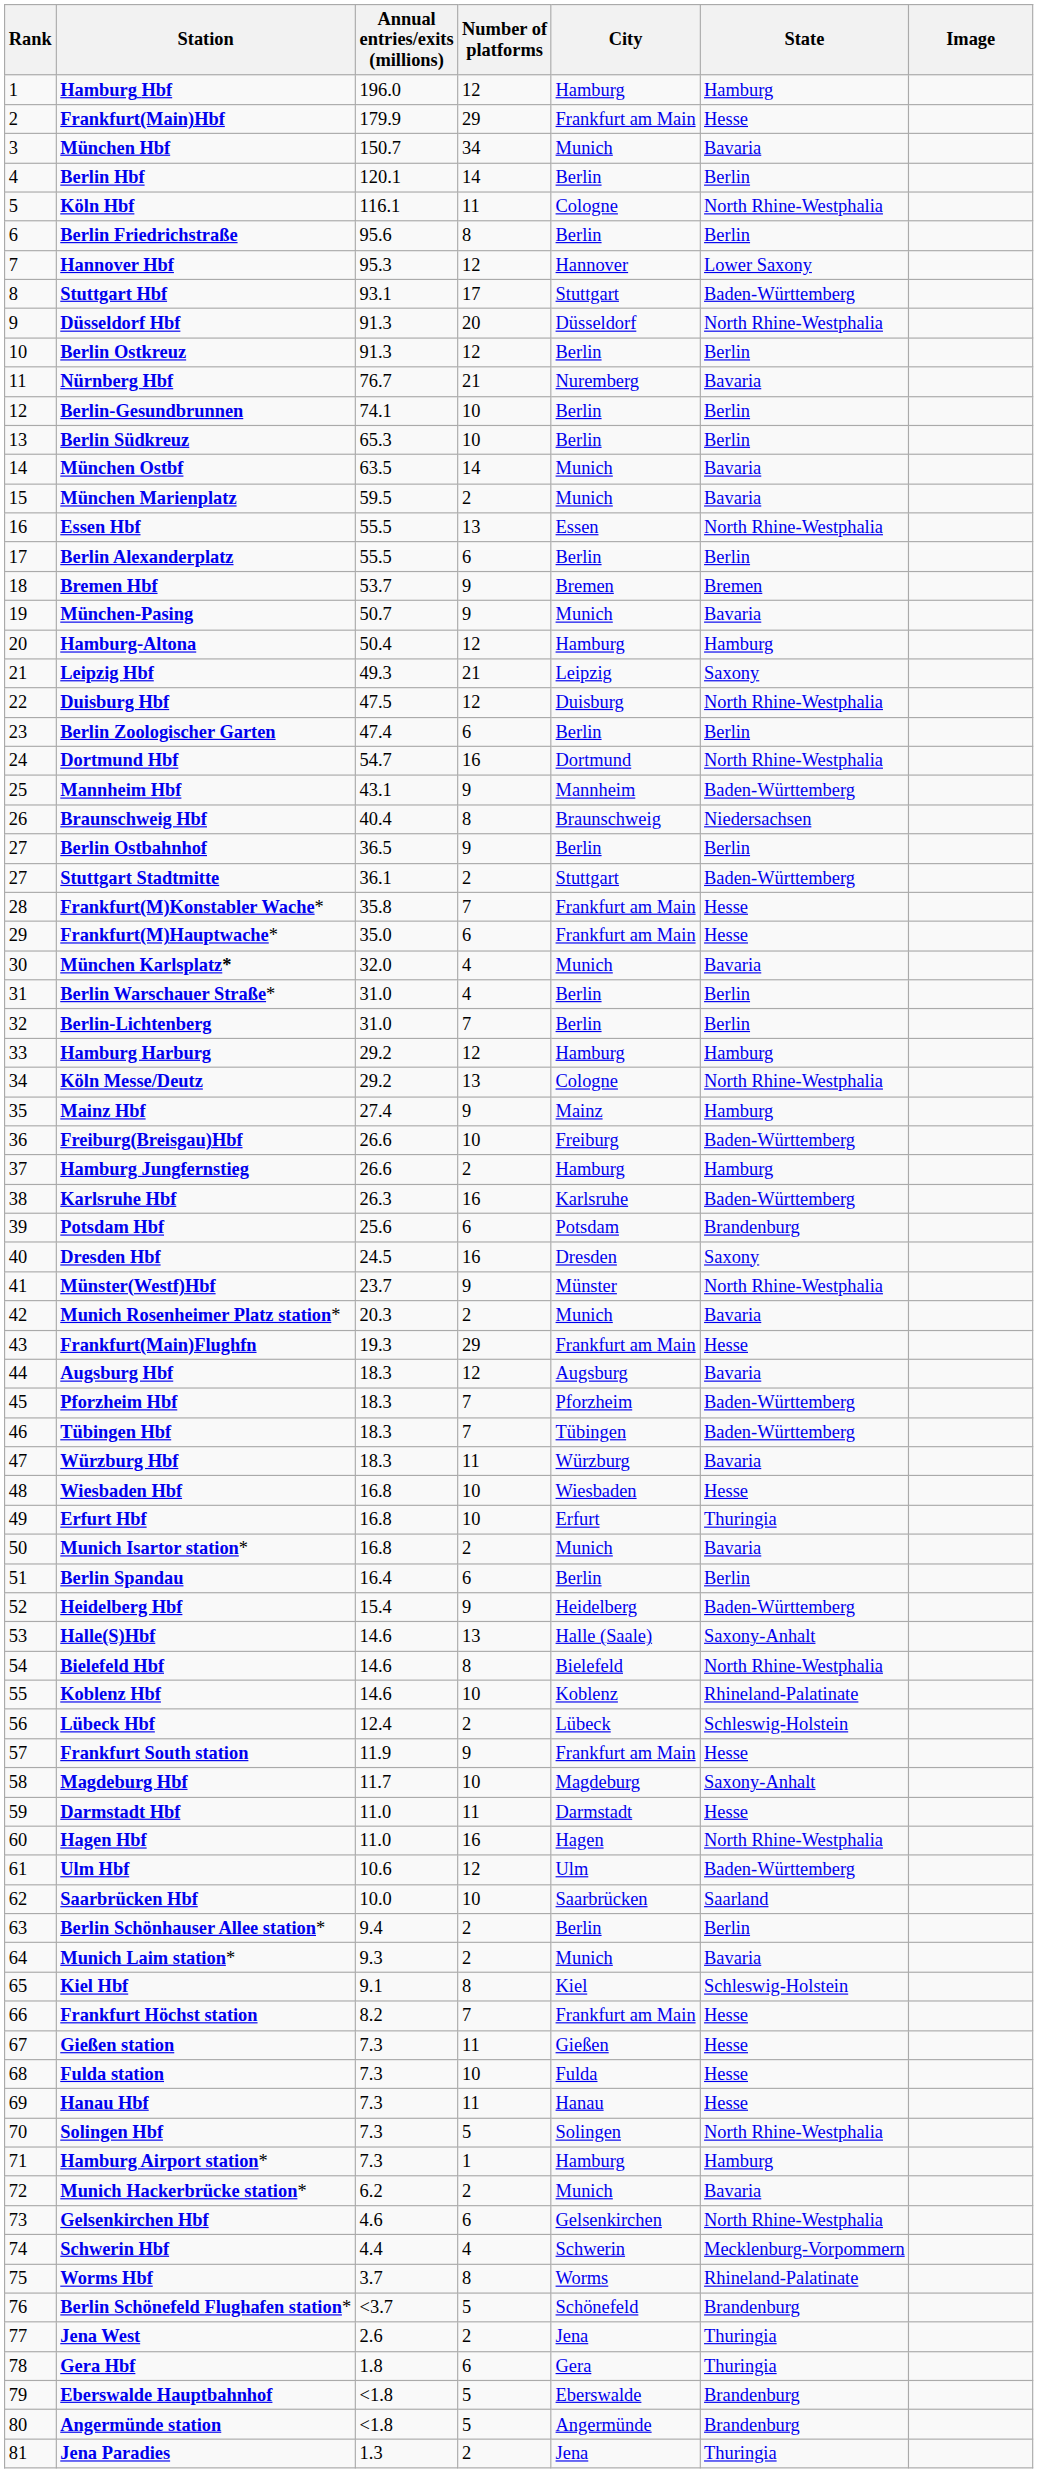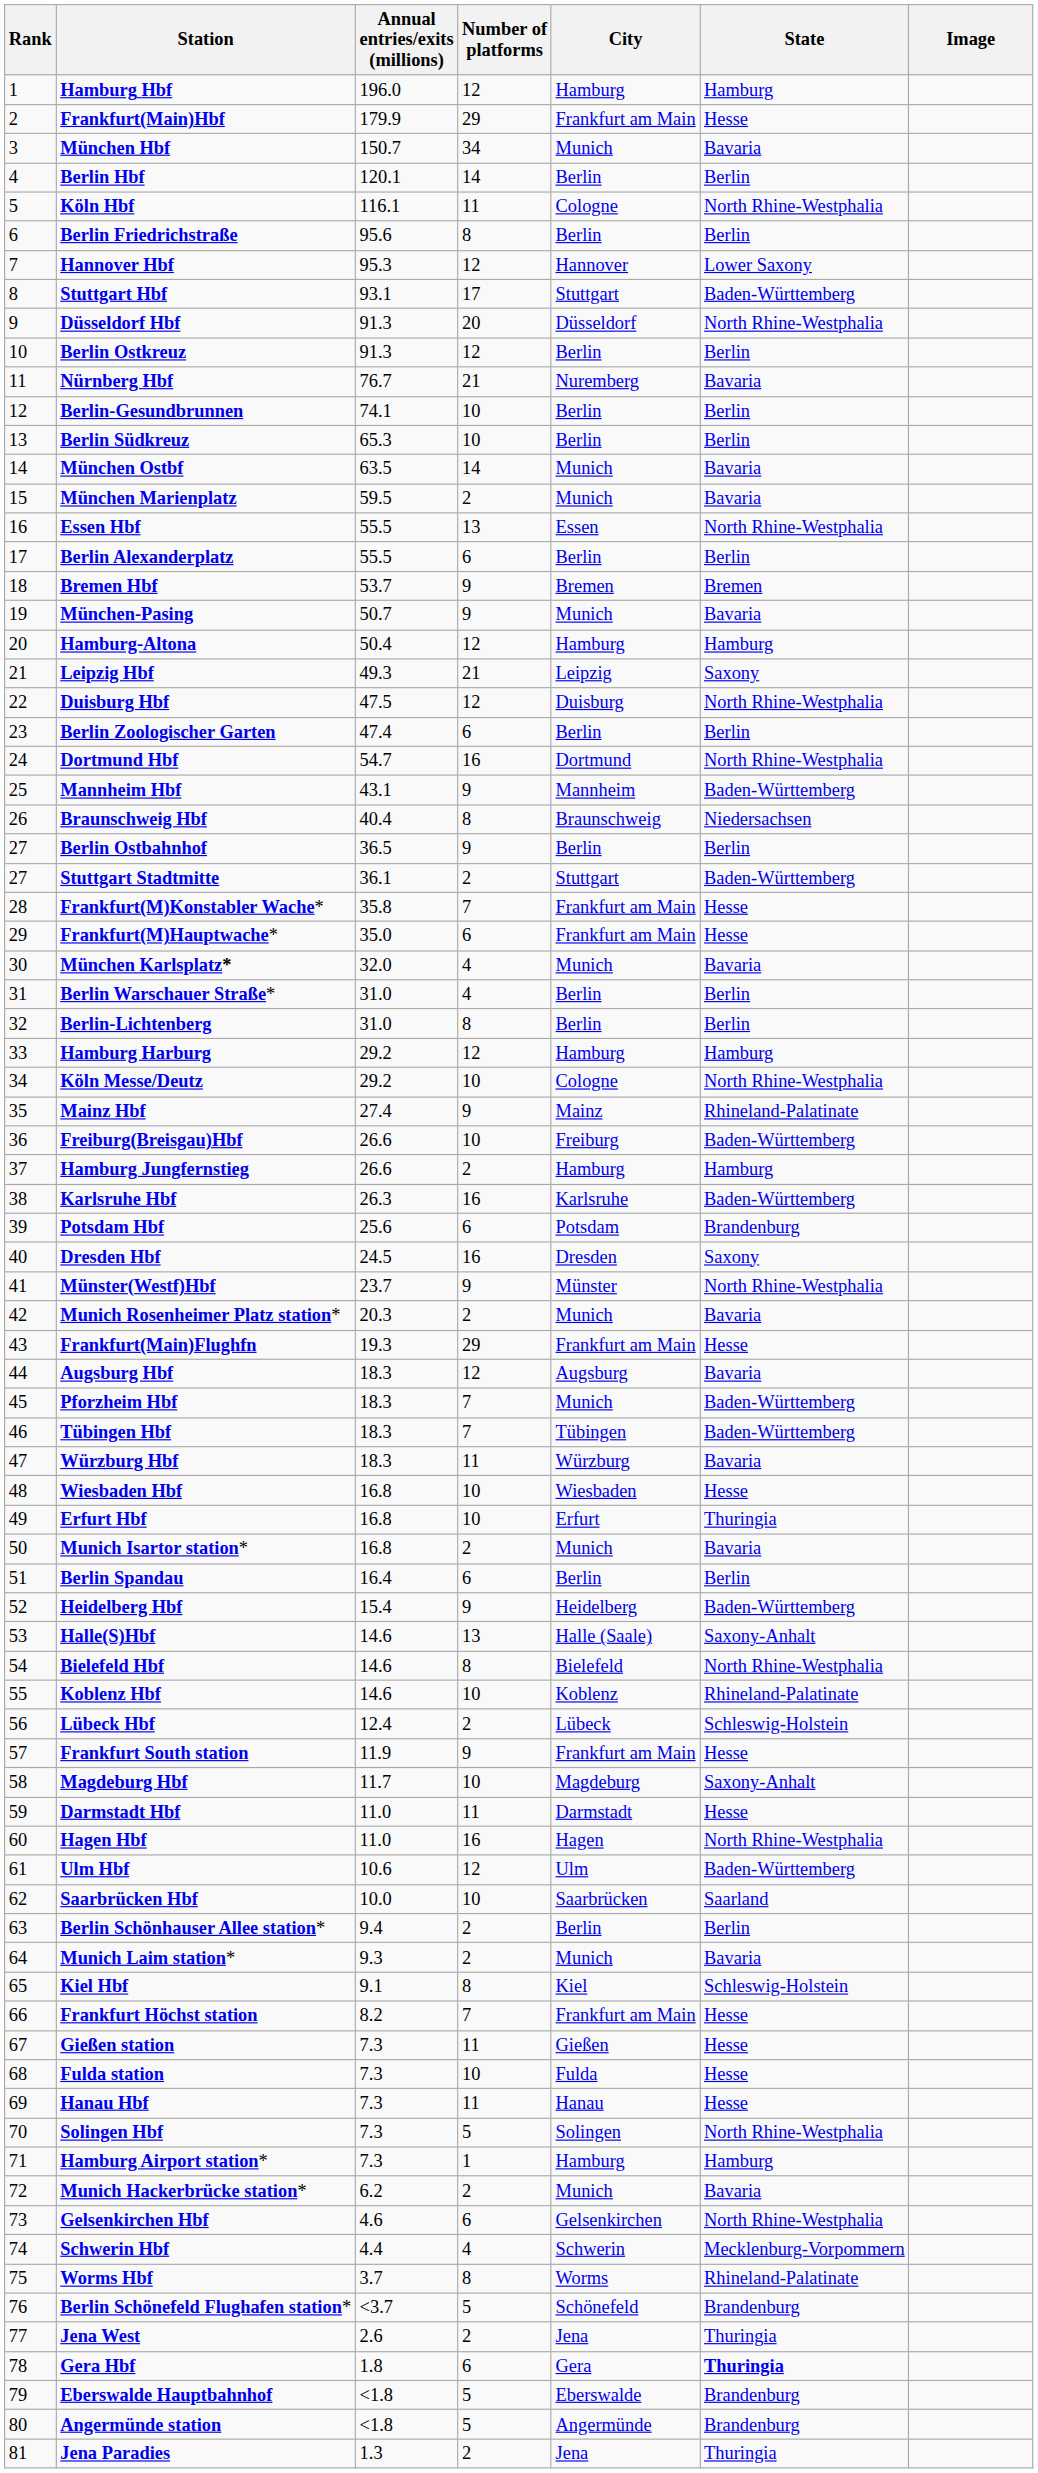(467, 1023) 7 -> (467, 1023) 8
(471, 1081) 13 -> (471, 1081) 10
(739, 1111) Hamburg -> (781, 1111) Rhineland-Palatinate
(594, 1402) Pforzheim -> (584, 1402) Munich
(740, 2365) normal -> (744, 2365) bold
